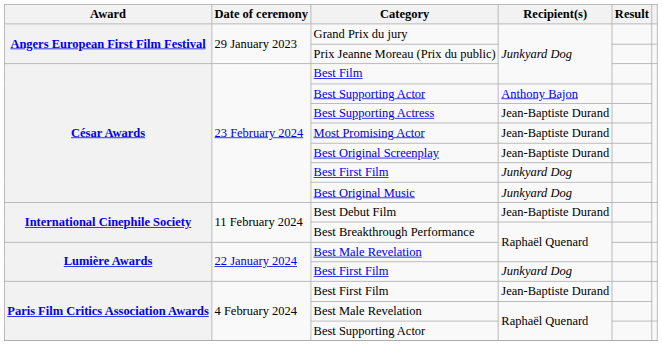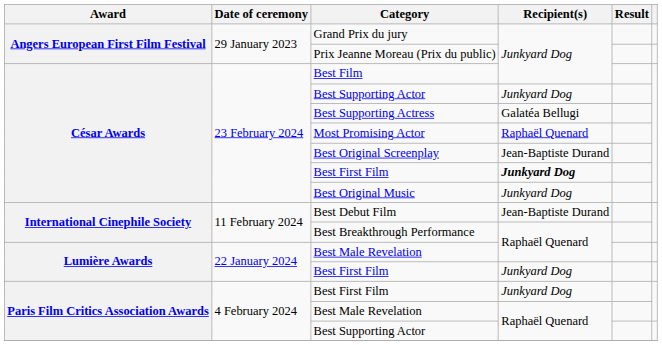(540, 93) Anthony Bajon -> (537, 93) Junkyard Dog
(555, 113) Jean-Baptiste Durand -> (540, 113) Galatéa Bellugi
(555, 133) Jean-Baptiste Durand -> (545, 133) Raphaël Quenard
(537, 172) normal -> (538, 172) bold
(555, 291) Jean-Baptiste Durand -> (537, 291) Junkyard Dog
